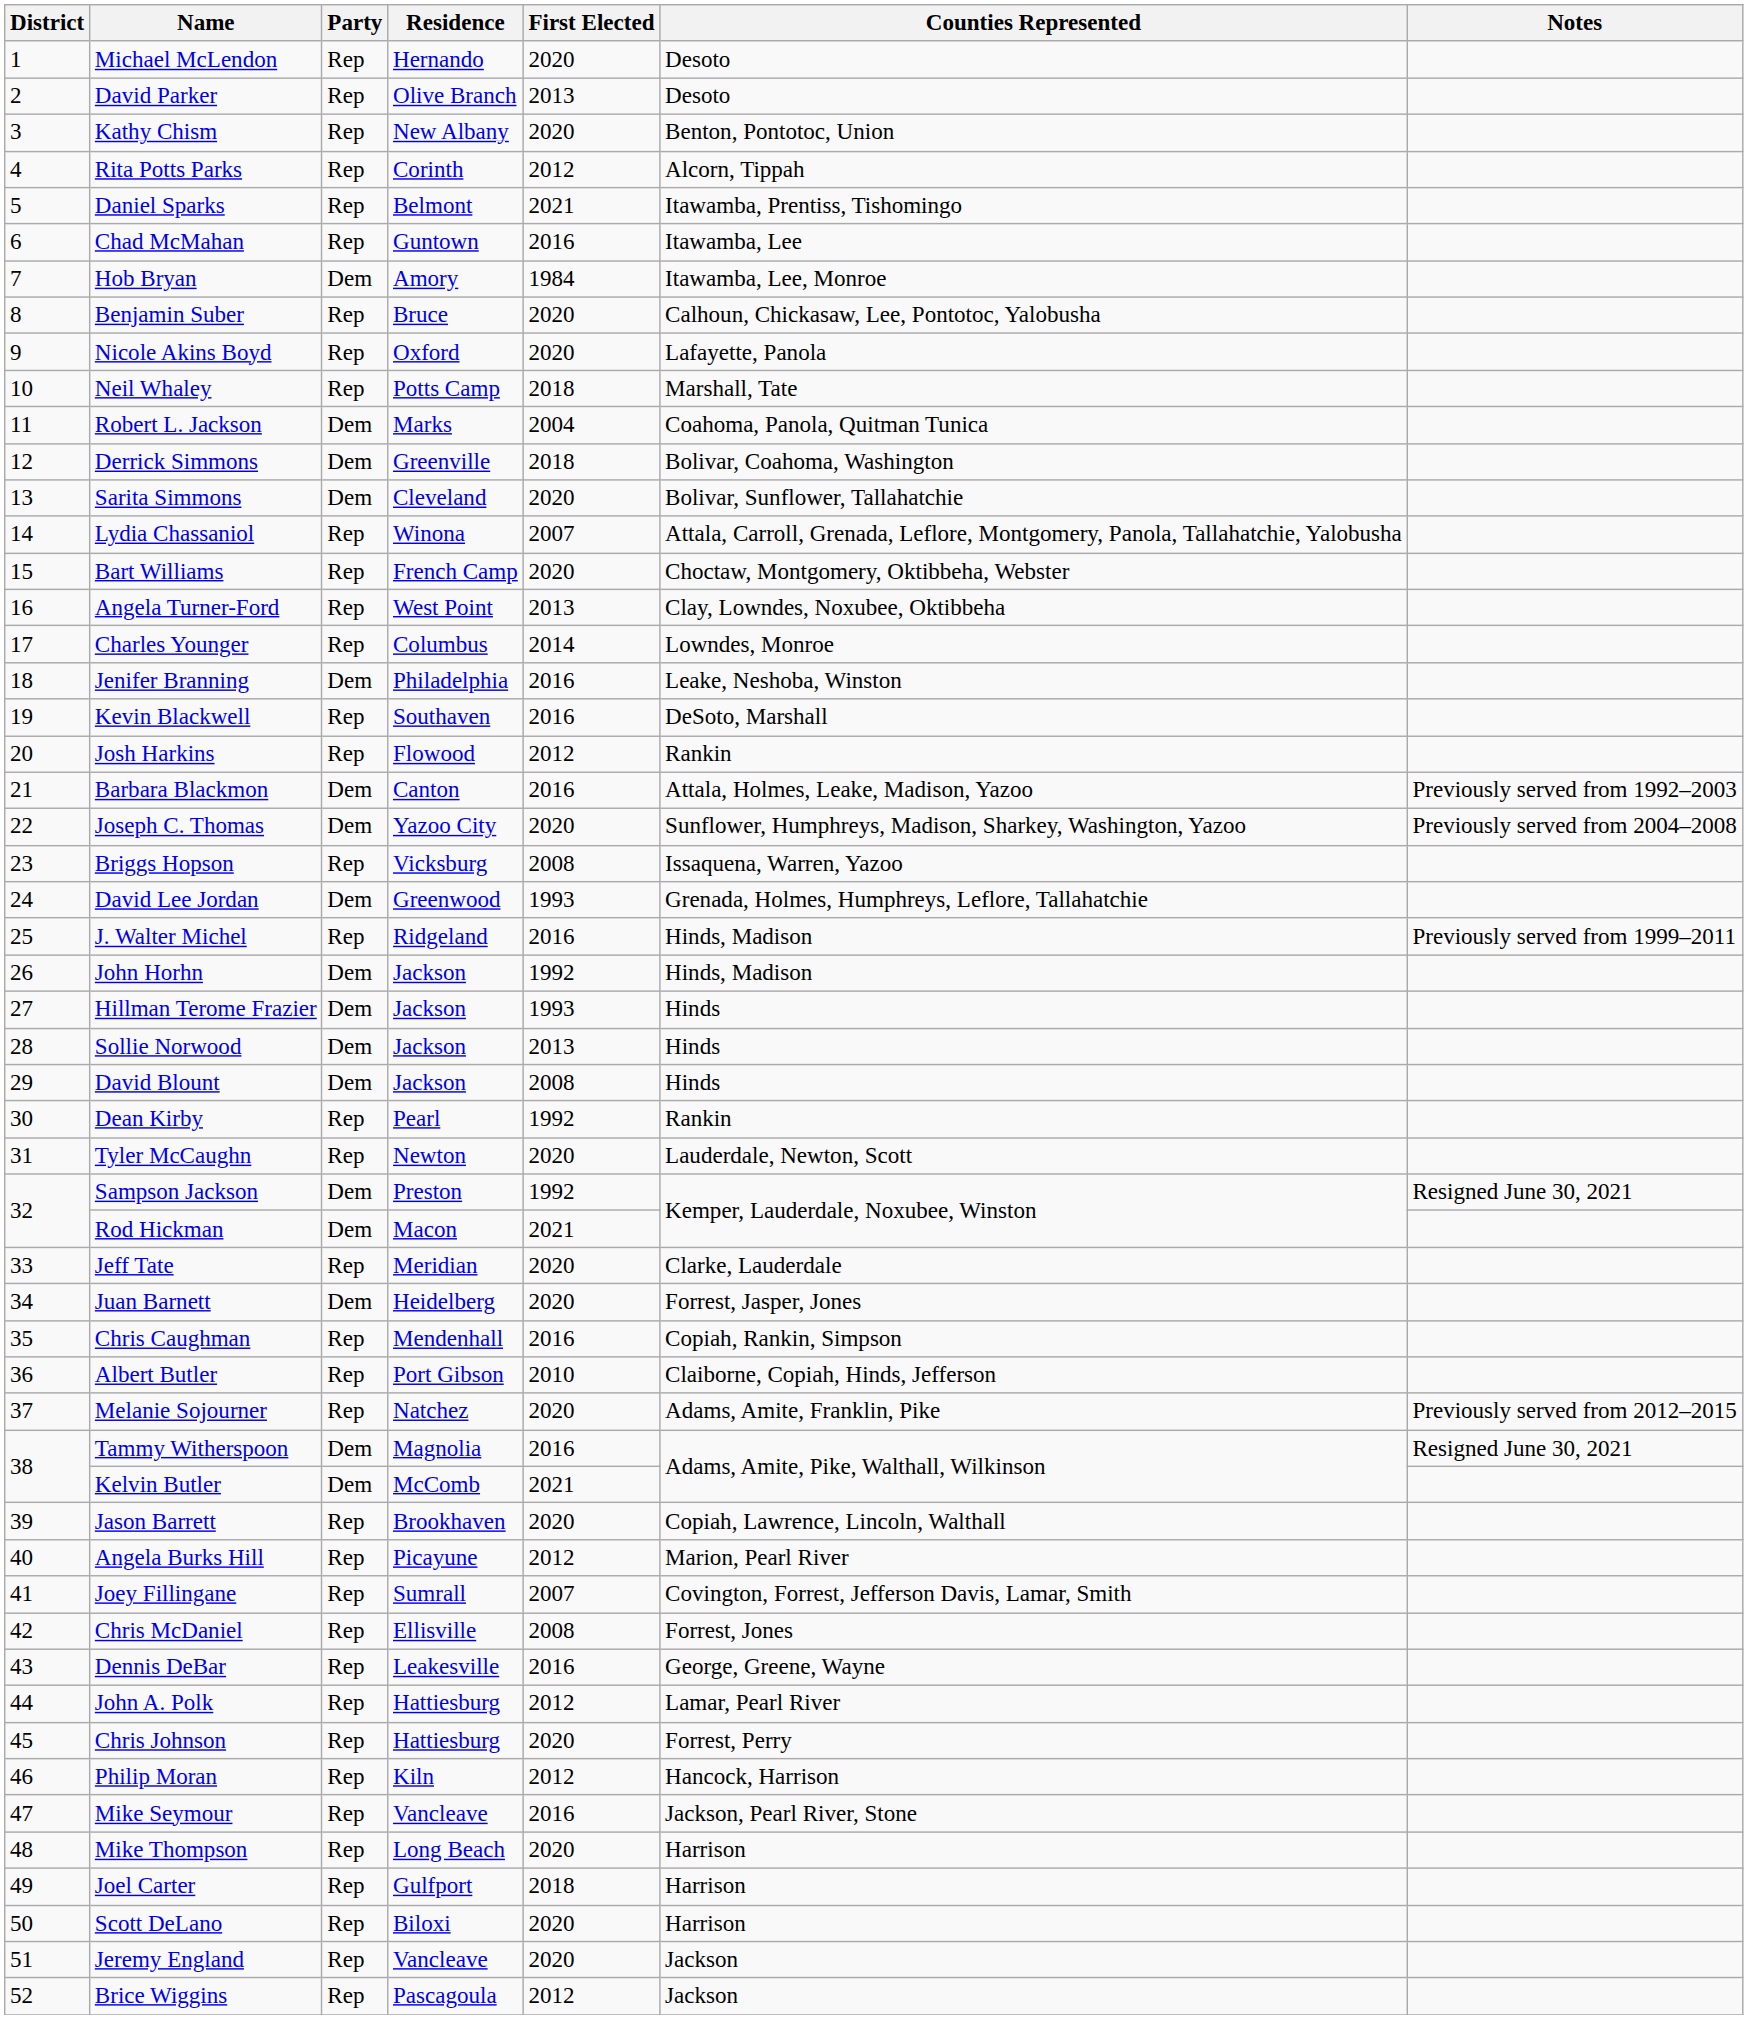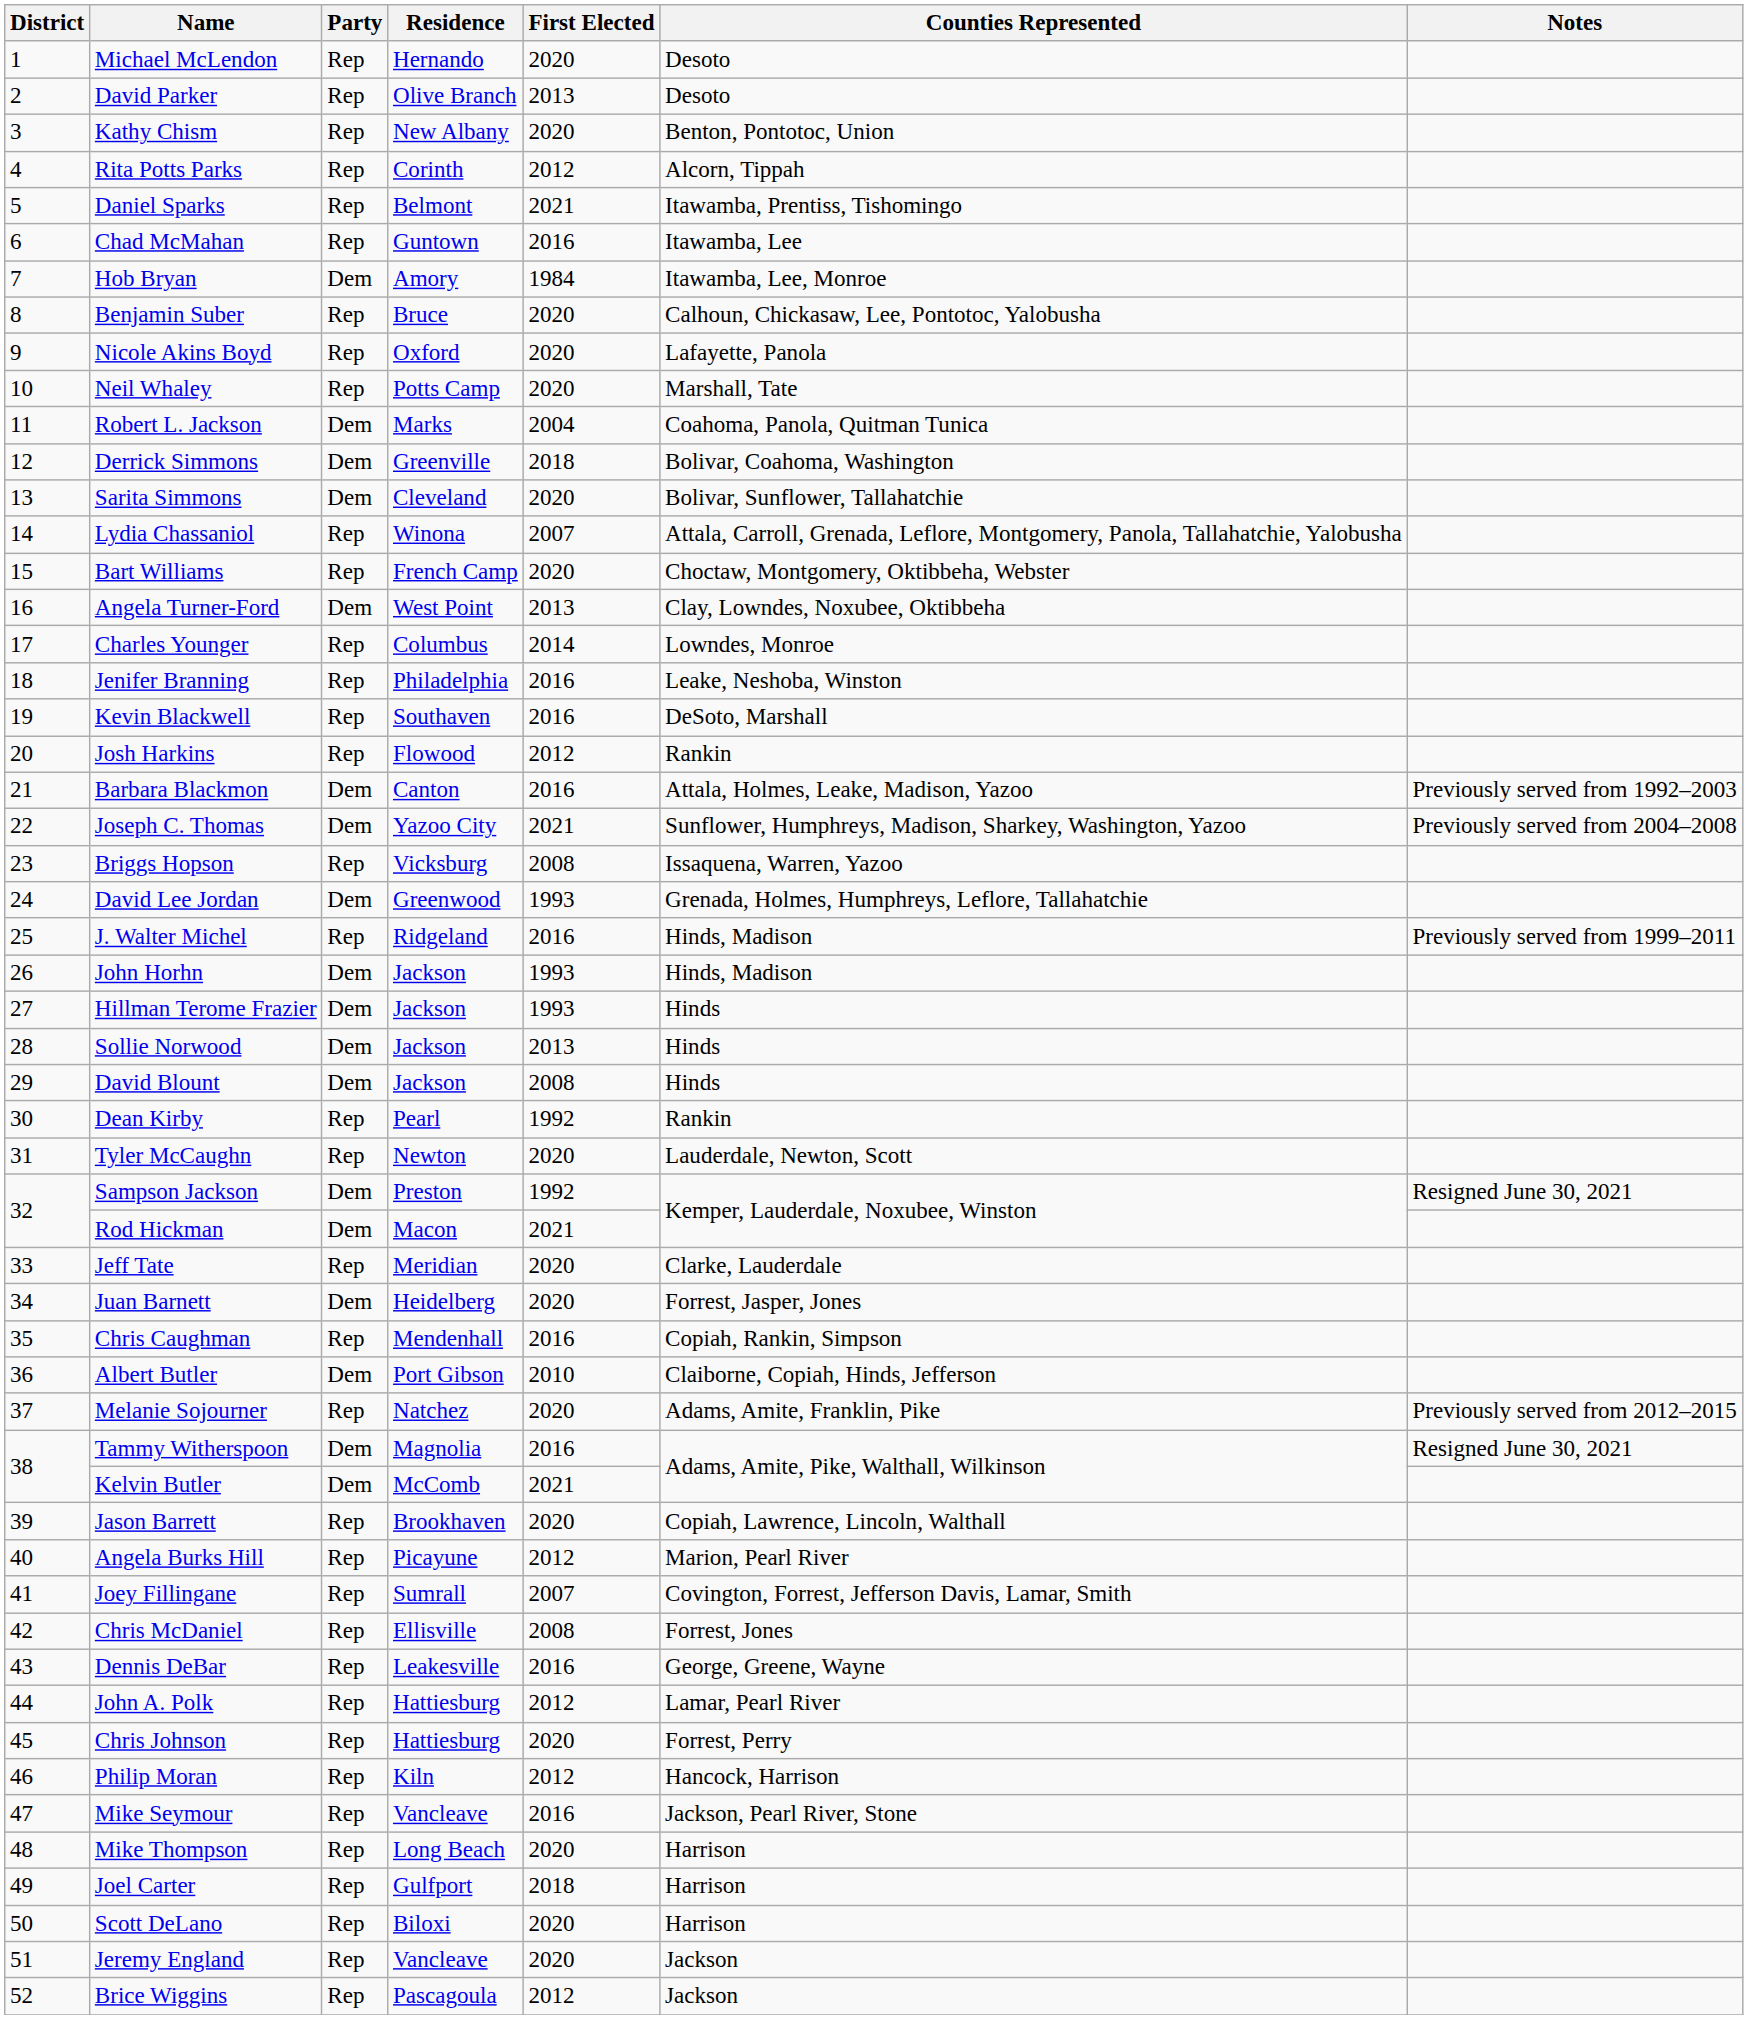(551, 388) 2018 -> (551, 388) 2020
(346, 607) Rep -> (350, 607) Dem
(350, 680) Dem -> (346, 680) Rep
(551, 826) 2020 -> (551, 826) 2021
(551, 972) 1992 -> (551, 972) 1993
(346, 1374) Rep -> (350, 1374) Dem
